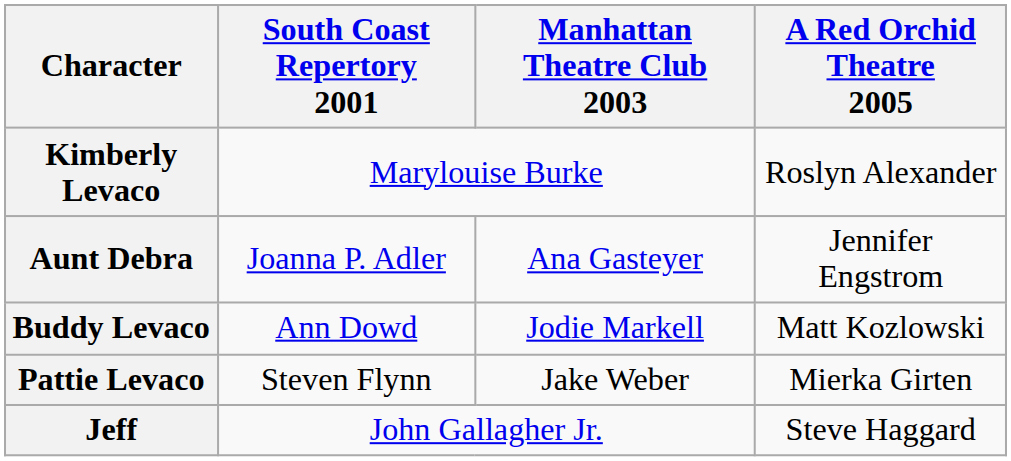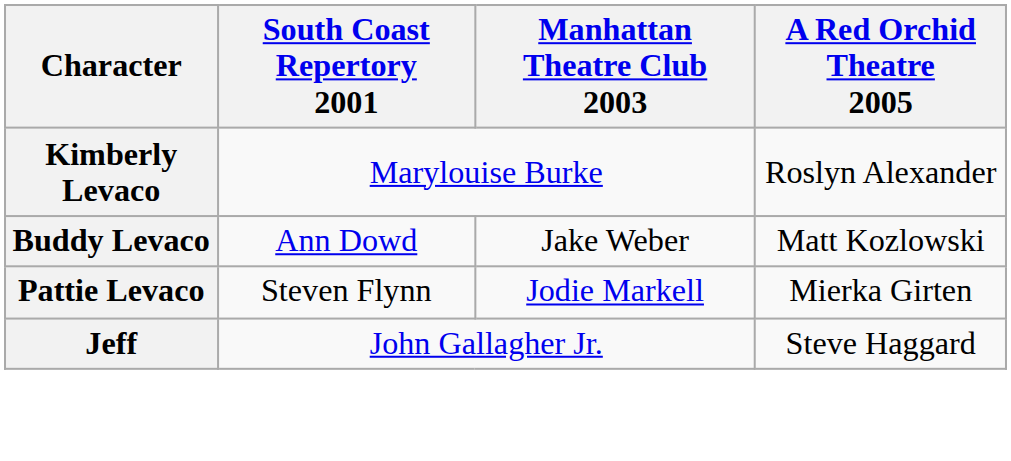- row: (111, 258)
(615, 327) Jodie Markell -> (615, 240) Jake Weber
(615, 378) Jake Weber -> (615, 291) Jodie Markell
